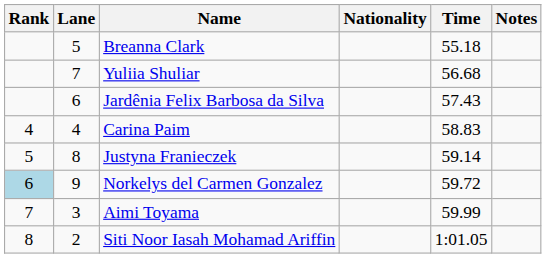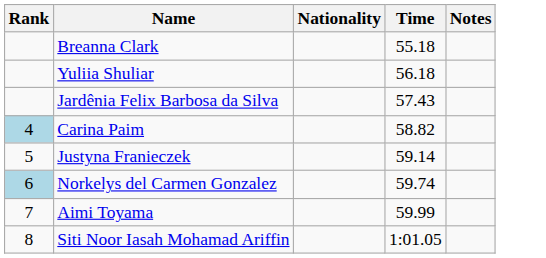- column: (76, 18)
(461, 73) 56.68 -> (415, 73) 56.18
(29, 128) no background -> (29, 128) lightblue background
(461, 128) 58.83 -> (415, 128) 58.82
(461, 184) 59.72 -> (415, 184) 59.74
